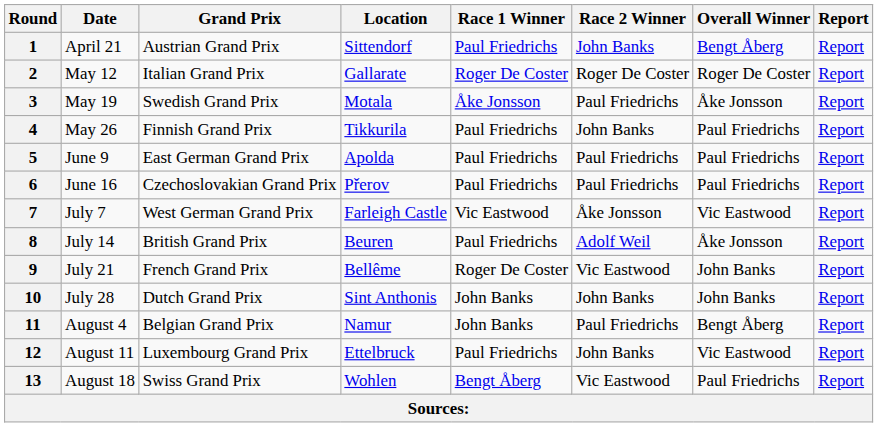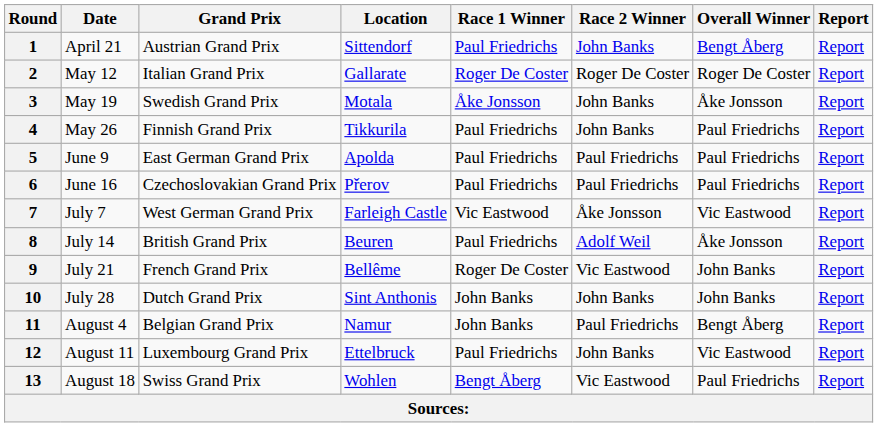(627, 102) Paul Friedrichs -> (615, 102) John Banks
